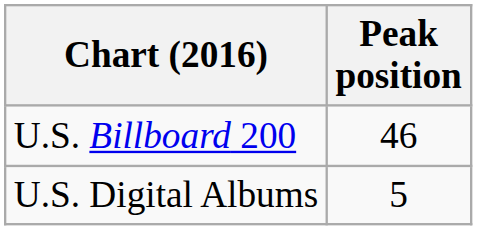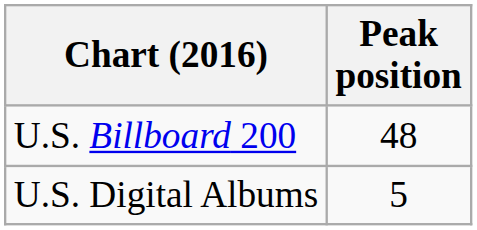(399, 135) 46 -> (399, 135) 48
